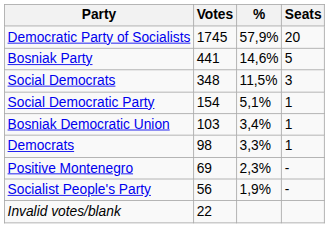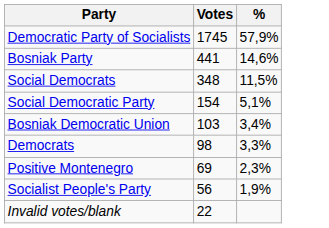- column: (303, 15)
